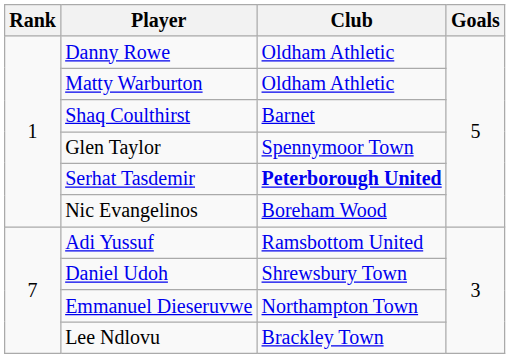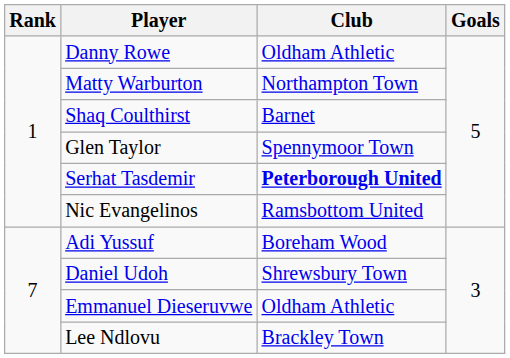(328, 83) Oldham Athletic -> (340, 83) Northampton Town
(324, 210) Boreham Wood -> (342, 210) Ramsbottom United
(342, 242) Ramsbottom United -> (324, 242) Boreham Wood
(340, 305) Northampton Town -> (328, 305) Oldham Athletic
